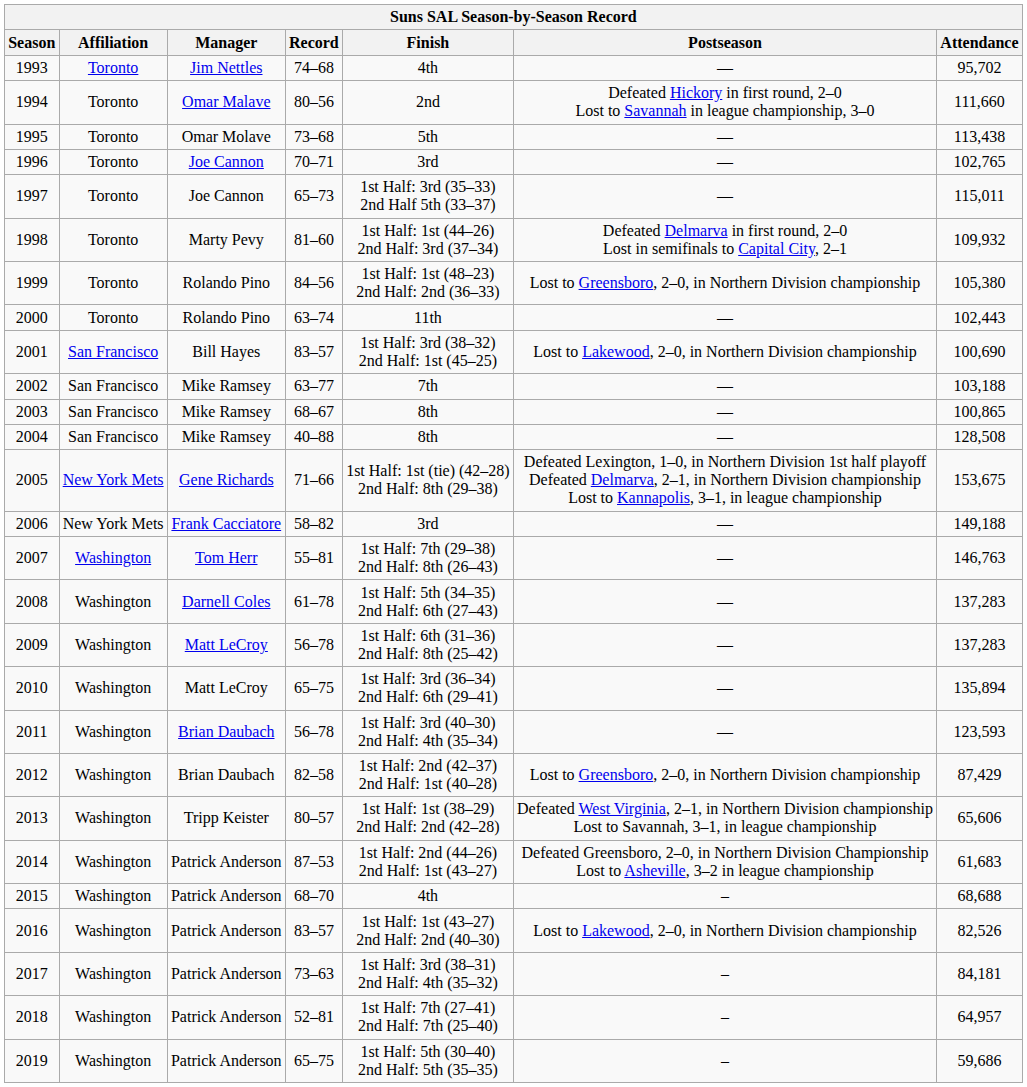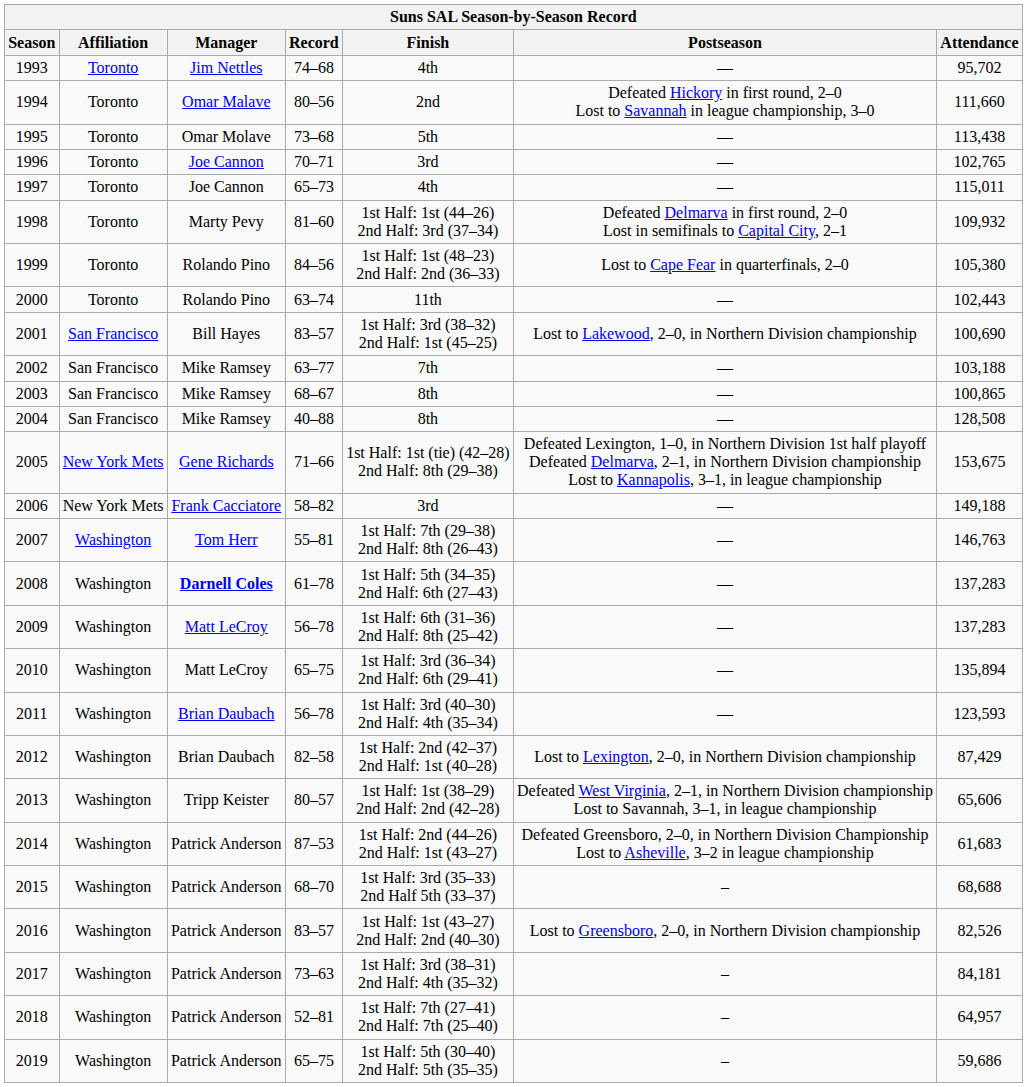(428, 196) 1st Half: 3rd (35–33) 2nd Half 5th (33–37) -> (428, 187) 4th
(725, 283) Lost to Greensboro, 2–0, in Northern Division championship -> (725, 265) Lost to Cape Fear in quarterfinals, 2–0
(226, 601) normal -> (226, 583) bold
(725, 775) Lost to Greensboro, 2–0, in Northern Division championship -> (725, 757) Lost to Lexington, 2–0, in Northern Division championship
(428, 896) 4th -> (428, 887) 1st Half: 3rd (35–33) 2nd Half 5th (33–37)
(725, 930) Lost to Lakewood, 2–0, in Northern Division championship -> (725, 930) Lost to Greensboro, 2–0, in Northern Division championship
